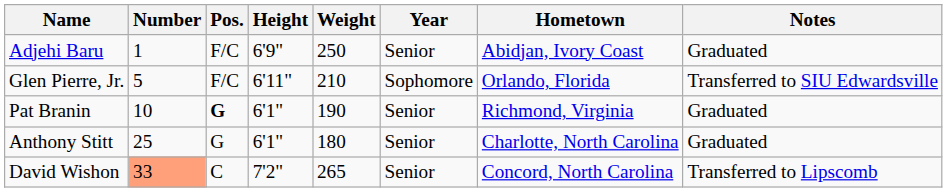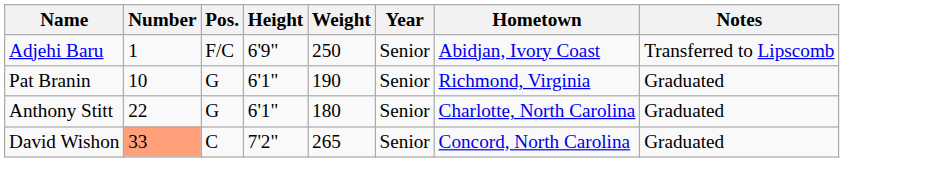(727, 50) Graduated -> (739, 50) Transferred to Lipscomb
- row: (67, 80)
(218, 111) bold -> (212, 80) normal
(143, 141) 25 -> (138, 111) 22
(783, 171) Transferred to Lipscomb -> (684, 141) Graduated
